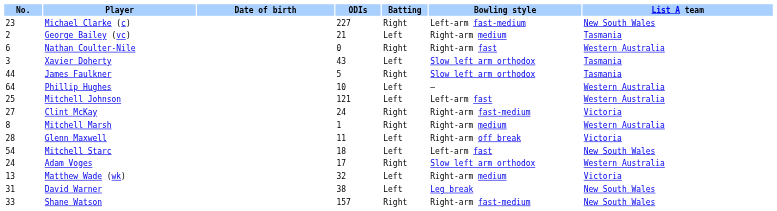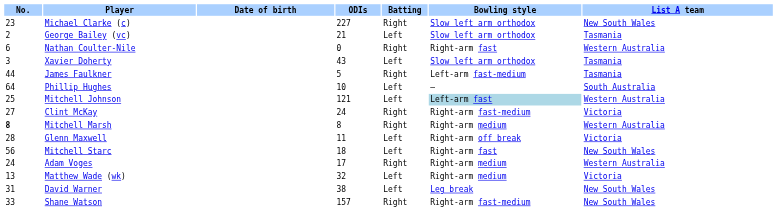(478, 23) Left-arm fast-medium -> (483, 23) Slow left arm orthodox
(468, 36) Right-arm medium -> (483, 36) Slow left arm orthodox
(483, 74) Slow left arm orthodox -> (478, 74) Left-arm fast-medium
(624, 87) Western Australia -> (620, 87) South Australia
(461, 100) no background -> (461, 100) lightblue background
(8, 125) normal -> (8, 125) bold
(339, 125) 1 -> (339, 125) 8
(10, 151) 54 -> (10, 151) 56
(461, 151) Left-arm fast -> (464, 151) Right-arm fast
(483, 164) Slow left arm orthodox -> (468, 164) Right-arm medium
